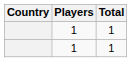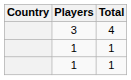+ row: (74, 30)
